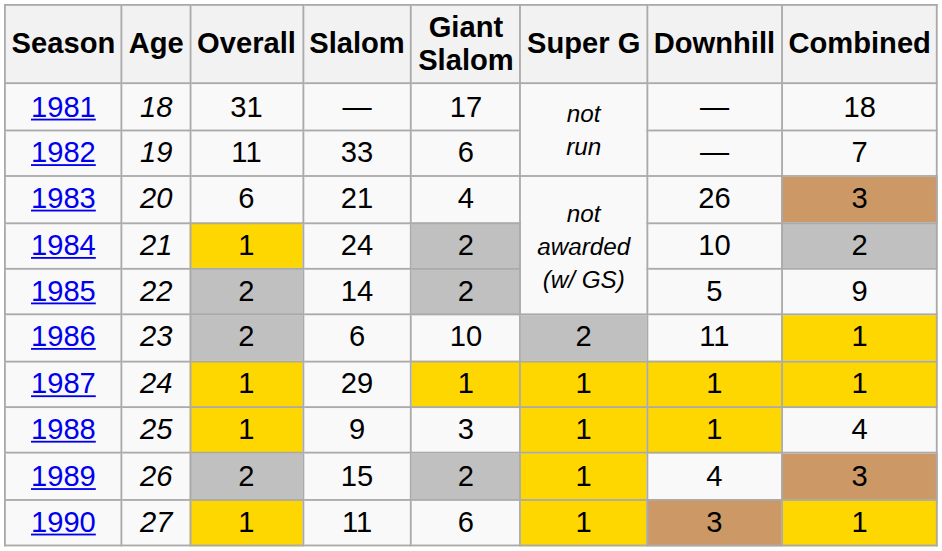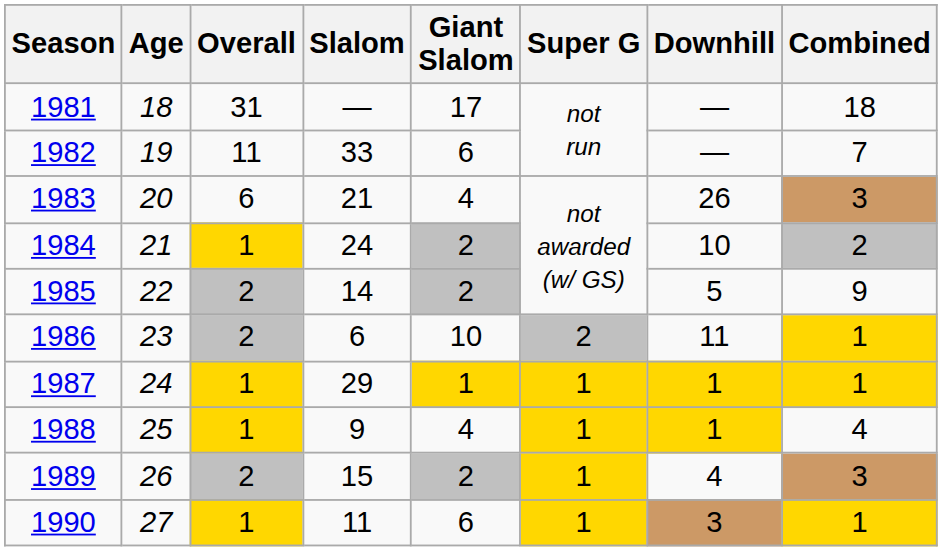(466, 429) 3 -> (466, 429) 4
